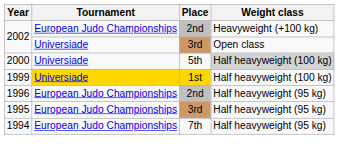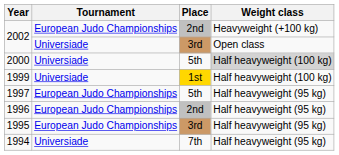(61, 77) gold background -> (61, 77) no background
+ row: (18, 93)
(106, 126) European Judo Championships -> (61, 142) Universiade
